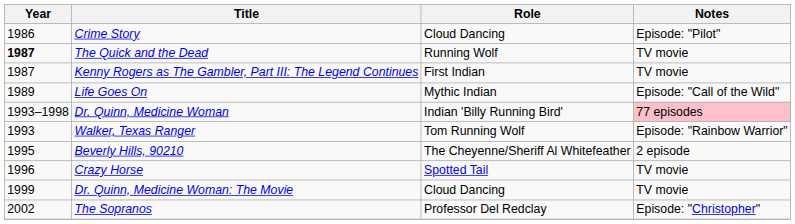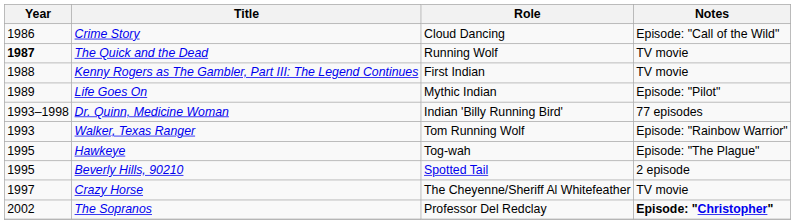(678, 33) Episode: "Pilot" -> (708, 33) Episode: "Call of the Wild"
(21, 72) 1987 -> (21, 72) 1988
(708, 92) Episode: "Call of the Wild" -> (678, 92) Episode: "Pilot"
(670, 111) pink background -> (670, 111) no background
+ row: (100, 151)
(527, 151) The Cheyenne/Sheriff Al Whitefeather -> (456, 170) Spotted Tail
(21, 170) 1996 -> (21, 190) 1997
(456, 170) Spotted Tail -> (527, 190) The Cheyenne/Sheriff Al Whitefeather
- row: (184, 190)
(698, 209) normal -> (705, 209) bold
